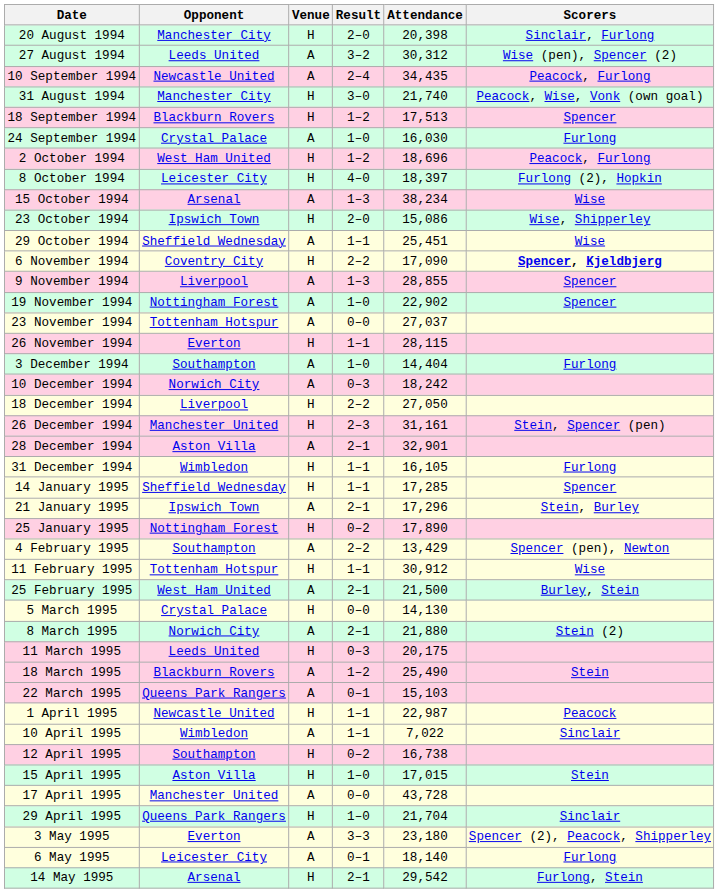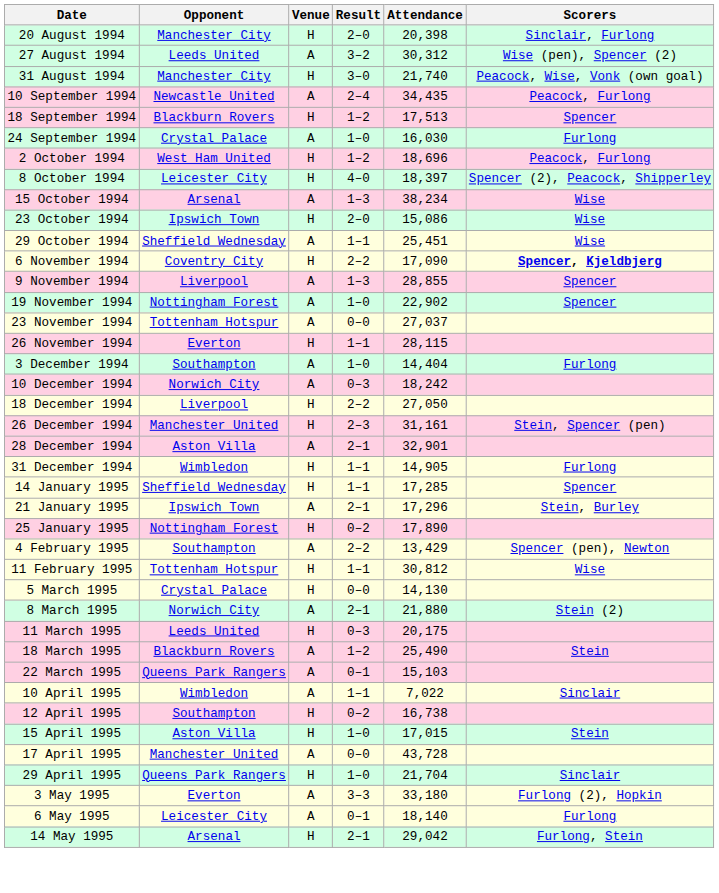rows swapped: (72, 97) <-> (72, 76)
(590, 179) Furlong (2), Hopkin -> (590, 179) Spencer (2), Peacock, Shipperley
(590, 220) Wise, Shipperley -> (590, 220) Wise
(425, 467) 16,105 -> (425, 467) 14,905
(425, 570) 30,912 -> (425, 570) 30,812
- row: (72, 590)
- row: (72, 714)
(425, 837) 23,180 -> (425, 796) 33,180
(590, 837) Spencer (2), Peacock, Shipperley -> (590, 796) Furlong (2), Hopkin
(425, 878) 29,542 -> (425, 837) 29,042
